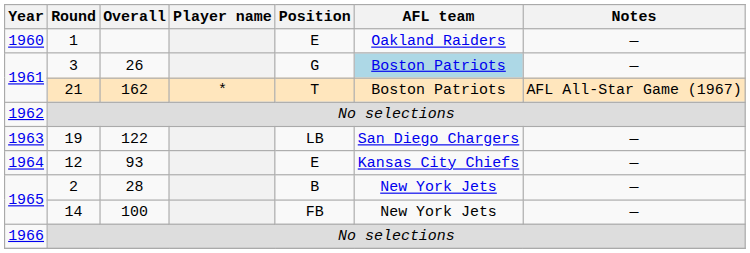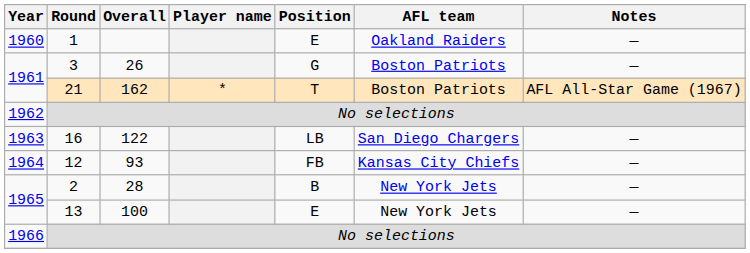(439, 65) lightblue background -> (439, 65) no background
(74, 139) 19 -> (74, 139) 16
(315, 163) E -> (315, 163) FB
(74, 212) 14 -> (74, 212) 13
(315, 212) FB -> (315, 212) E
